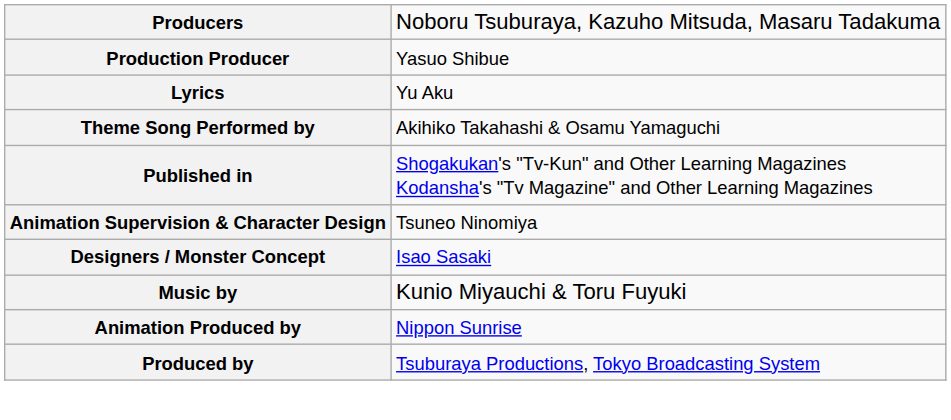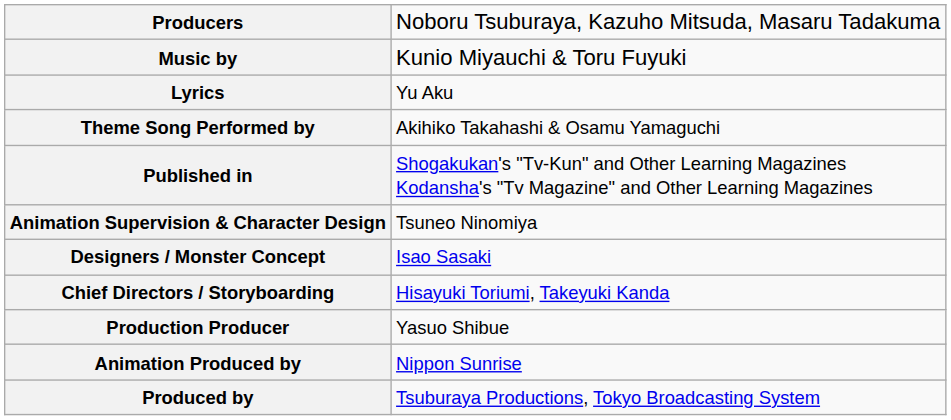rows swapped: (198, 293) <-> (198, 58)
+ row: (198, 293)
